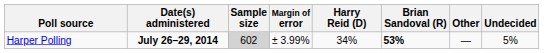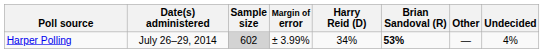(178, 40) bold -> (178, 40) normal
(510, 40) 5% -> (510, 40) 4%
